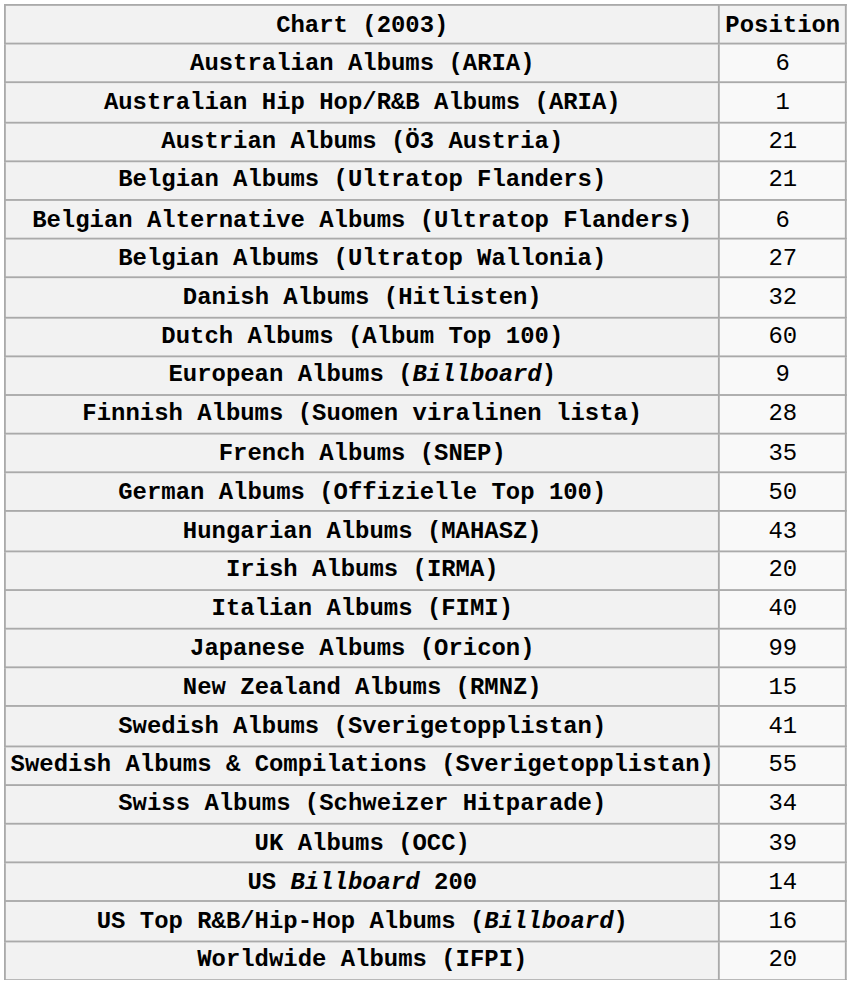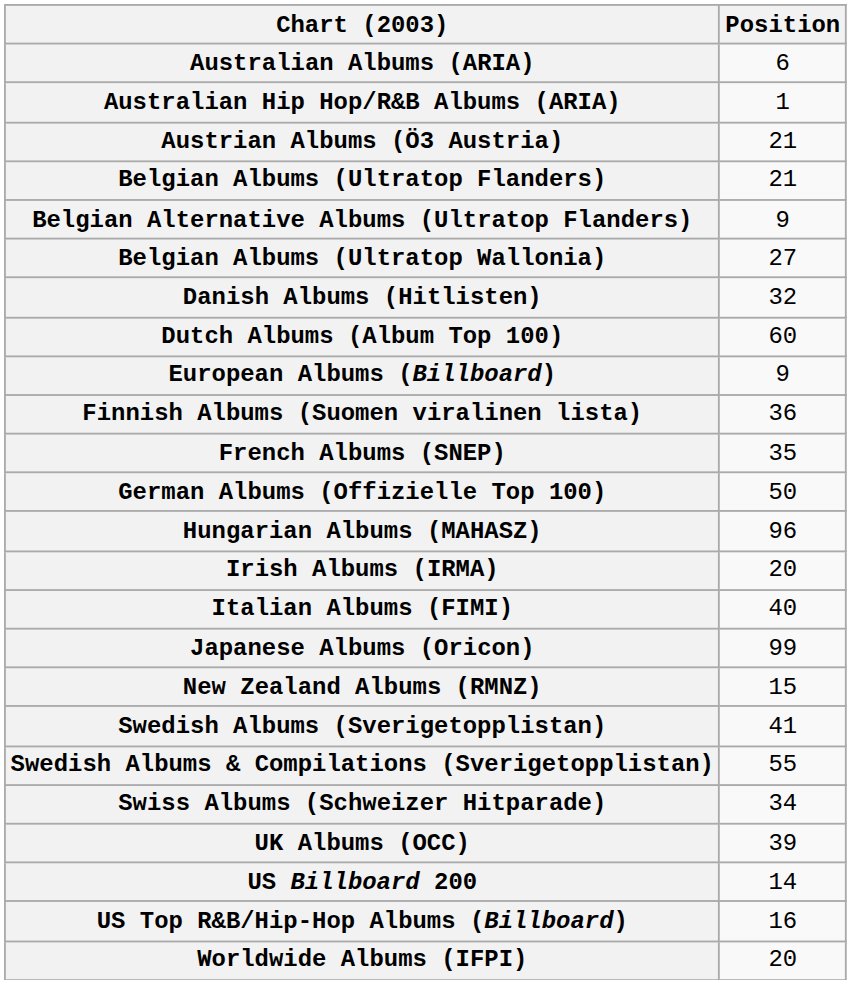(783, 219) 6 -> (783, 219) 9
(783, 414) 28 -> (783, 414) 36
(783, 531) 43 -> (783, 531) 96
